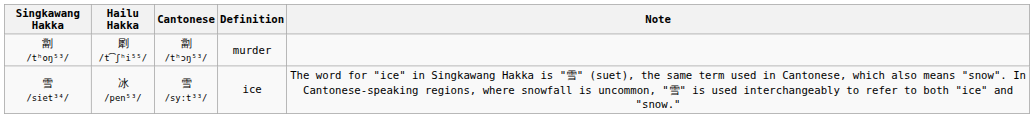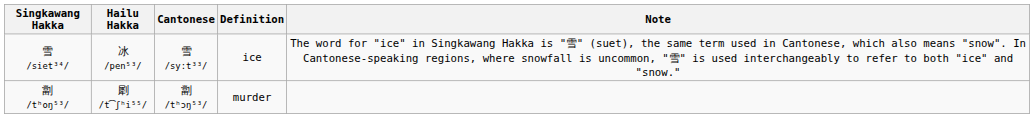rows swapped: (48, 51) <-> (48, 90)
